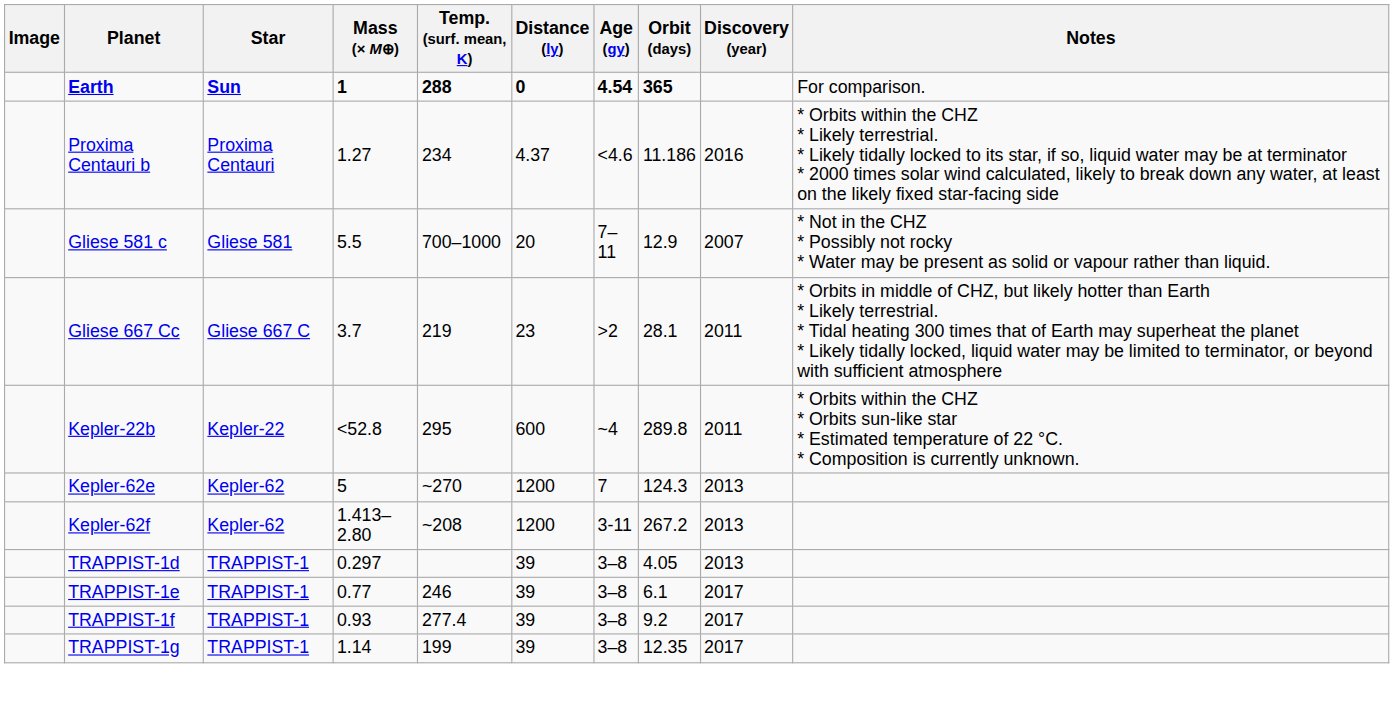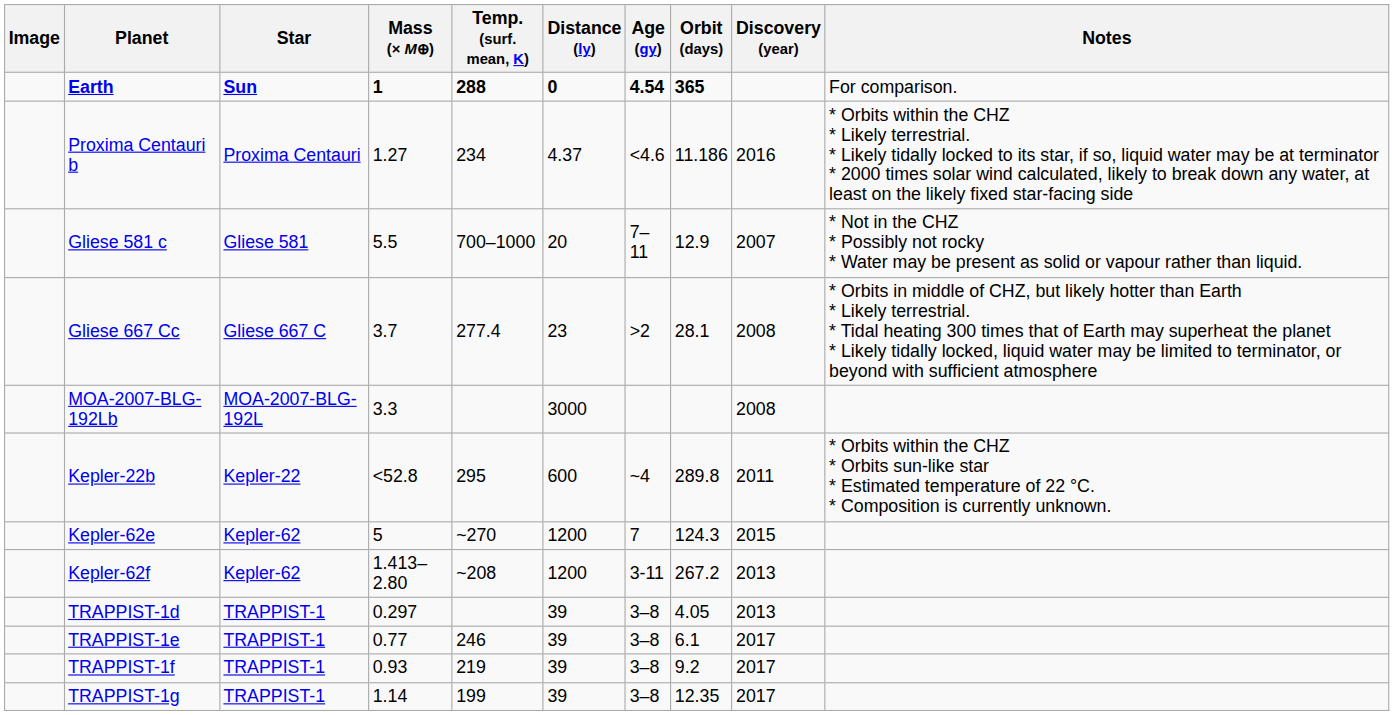(437, 331) 219 -> (478, 331) 277.4
(723, 331) 2011 -> (756, 331) 2008
+ row: (135, 409)
(724, 487) 2013 -> (756, 535) 2015
(444, 619) 277.4 -> (471, 668) 219
